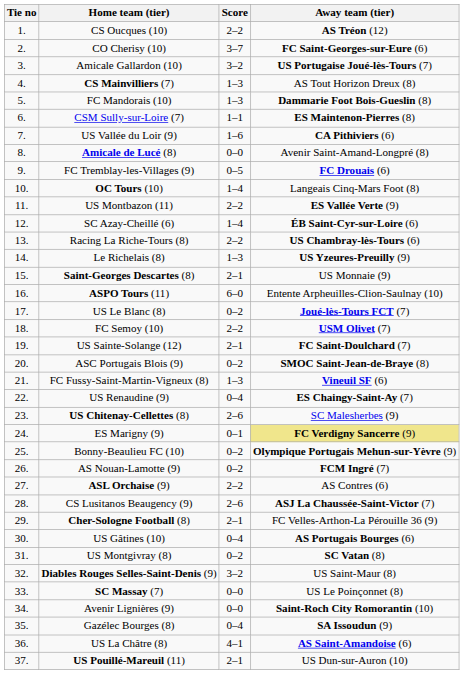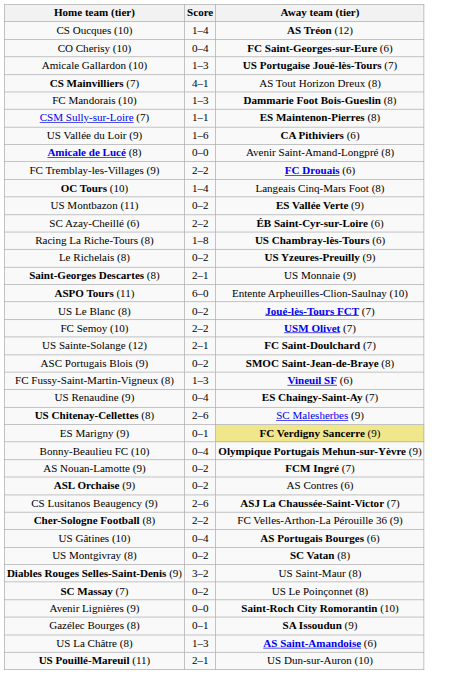- column: (22, 13)
(235, 30) 2–2 -> (200, 30) 1–4
(235, 48) 3–7 -> (200, 48) 0–4
(235, 65) 3–2 -> (200, 65) 1–3
(235, 83) 1–3 -> (200, 83) 4–1
(235, 170) 0–5 -> (200, 170) 2–2
(235, 205) 2–2 -> (200, 205) 0–2
(235, 223) 1–4 -> (200, 223) 2–2
(235, 240) 2–2 -> (200, 240) 1–8
(235, 258) 1–3 -> (200, 258) 0–2
(235, 450) 0–2 -> (200, 450) 0–4
(235, 485) 2–2 -> (200, 485) 0–2
(235, 521) 2–1 -> (200, 521) 2–2
(235, 591) 0–0 -> (200, 591) 0–2
(235, 626) 0–4 -> (200, 626) 0–1
(235, 643) 4–1 -> (200, 643) 1–3
